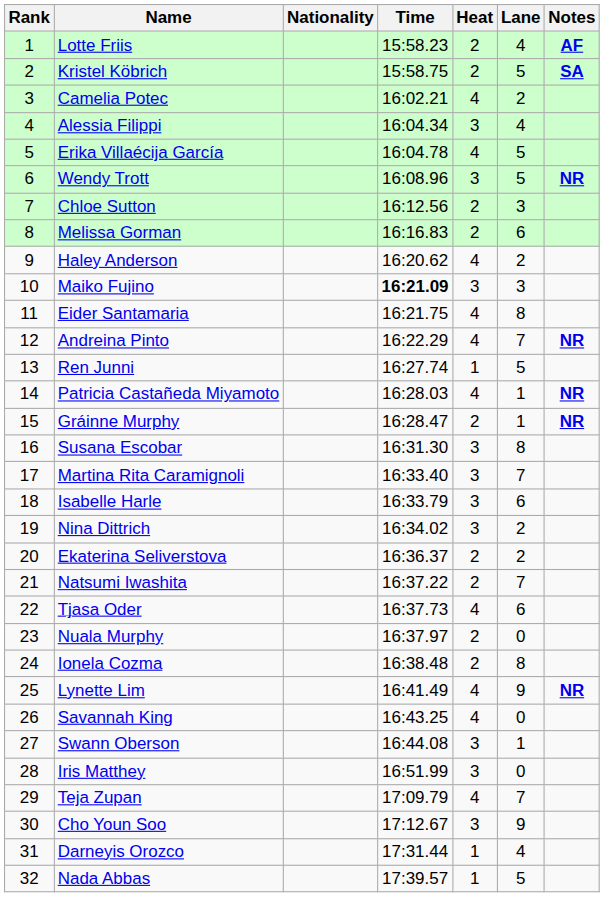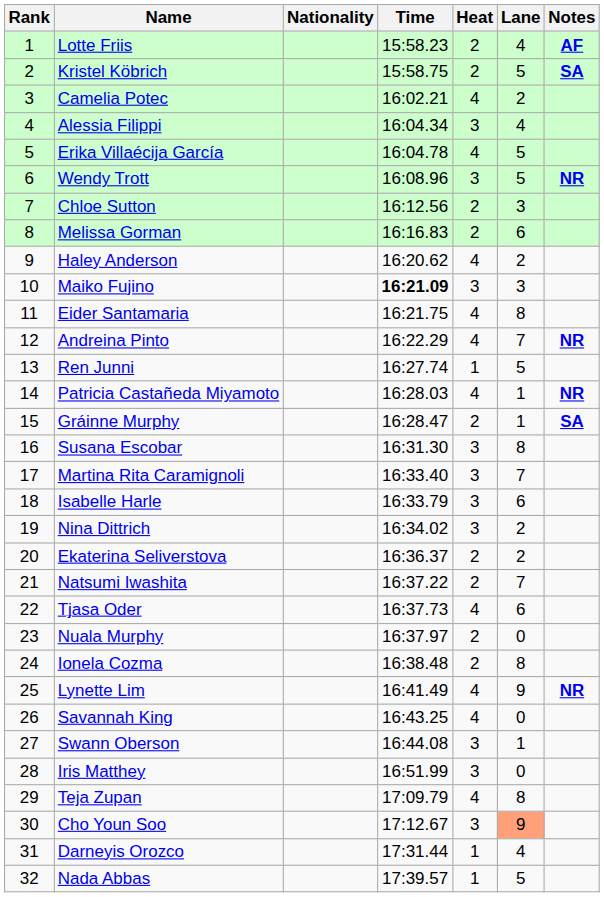(572, 421) NR -> (572, 421) SA
(521, 797) 7 -> (521, 797) 8
(521, 824) no background -> (521, 824) lightsalmon background
